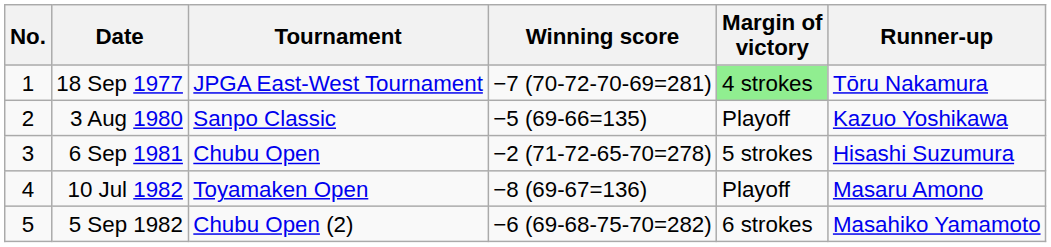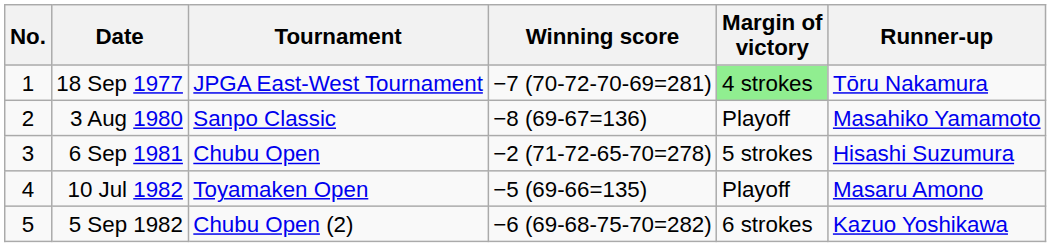(570, 118) −5 (69-66=135) -> (570, 118) −8 (69-67=136)
(920, 118) Kazuo Yoshikawa -> (937, 118) Masahiko Yamamoto
(570, 189) −8 (69-67=136) -> (570, 189) −5 (69-66=135)
(937, 224) Masahiko Yamamoto -> (920, 224) Kazuo Yoshikawa
